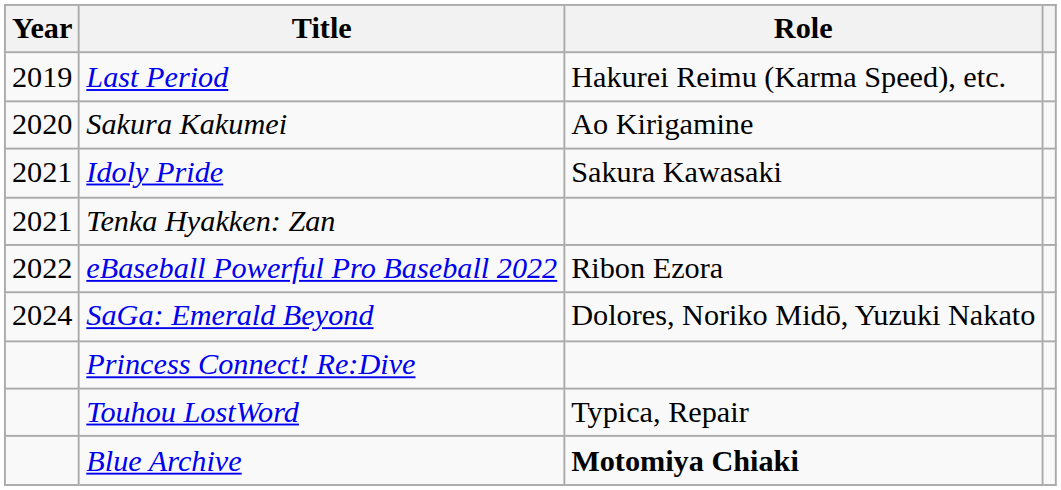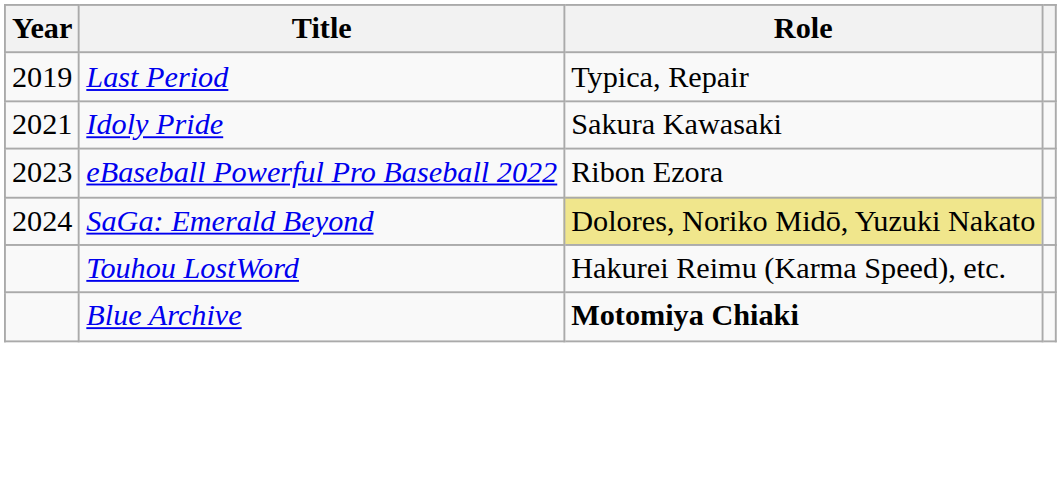(789, 76) Hakurei Reimu (Karma Speed), etc. -> (660, 76) Typica, Repair
- row: (187, 124)
- row: (211, 220)
(42, 268) 2022 -> (42, 172) 2023
(803, 316) no background -> (803, 220) khaki background
- row: (251, 364)
(660, 412) Typica, Repair -> (789, 268) Hakurei Reimu (Karma Speed), etc.
